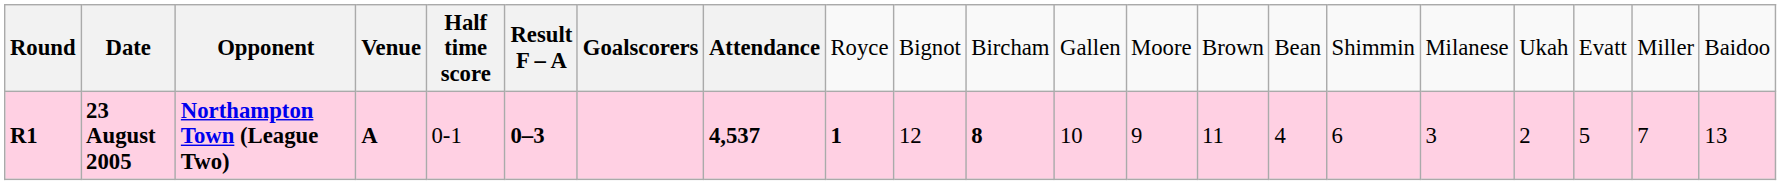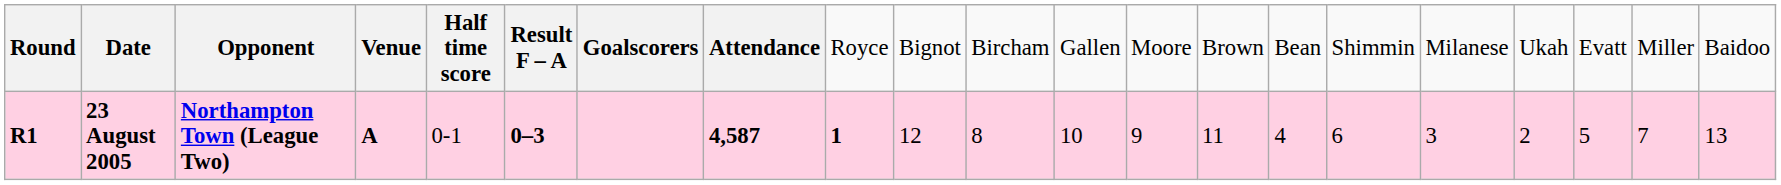(734, 135) 4,537 -> (734, 135) 4,587
(977, 135) bold -> (977, 135) normal
